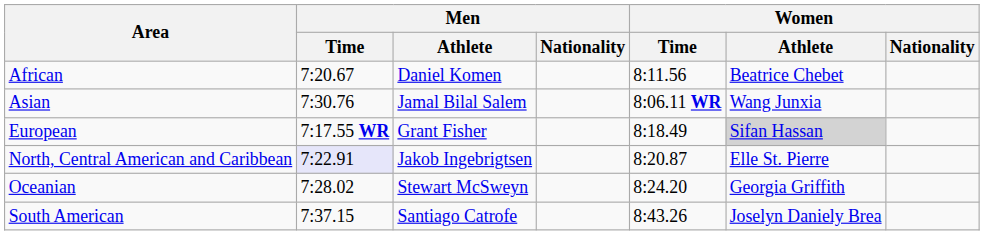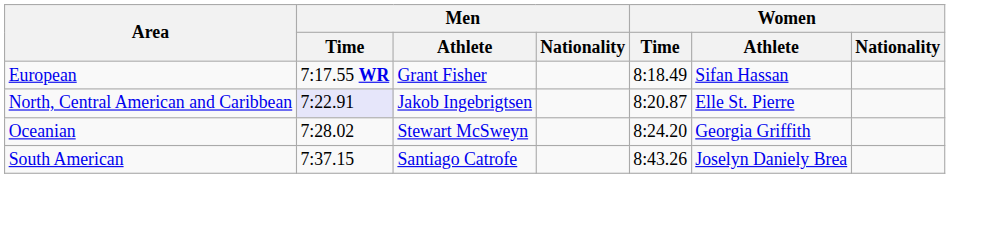- row: (36, 74)
- row: (29, 103)
(776, 131) lightgrey background -> (742, 74) no background
